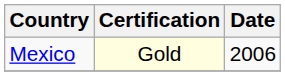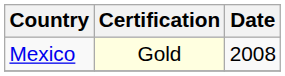(253, 53) 2006 -> (253, 53) 2008
